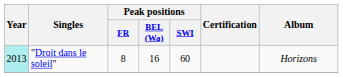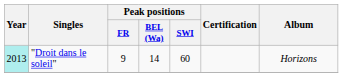(123, 58) 8 -> (123, 58) 9
(154, 58) 16 -> (154, 58) 14
